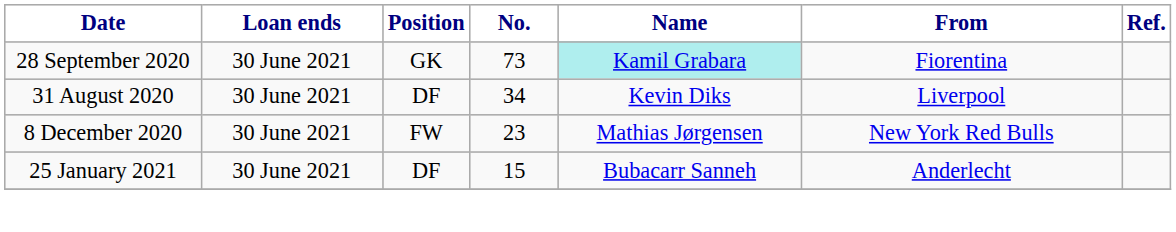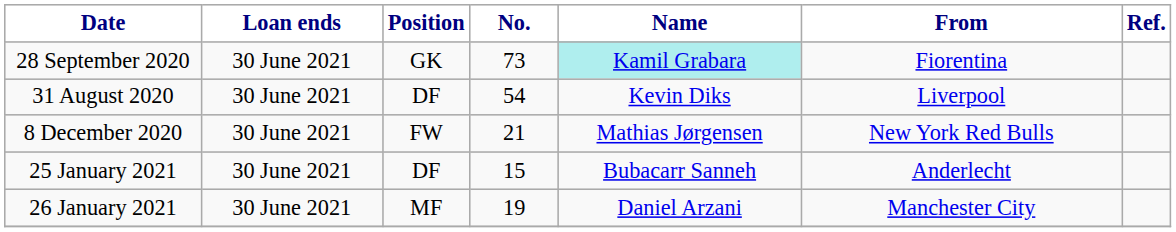(514, 96) 34 -> (514, 96) 54
(514, 133) 23 -> (514, 133) 21
+ row: (103, 207)
